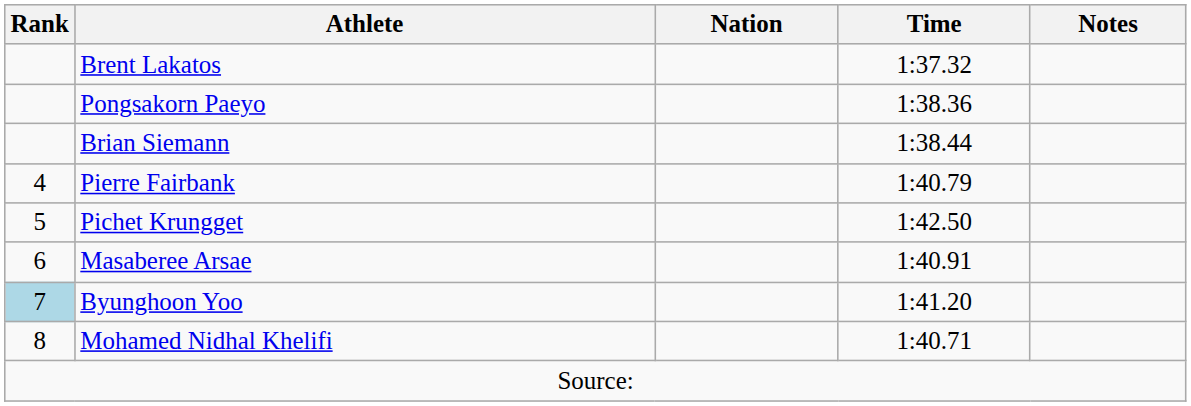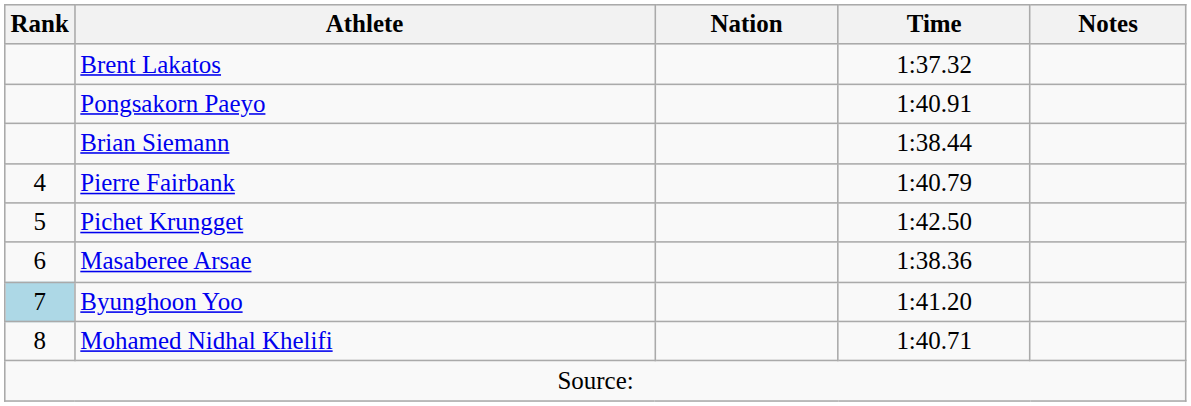(934, 103) 1:38.36 -> (934, 103) 1:40.91
(934, 261) 1:40.91 -> (934, 261) 1:38.36
